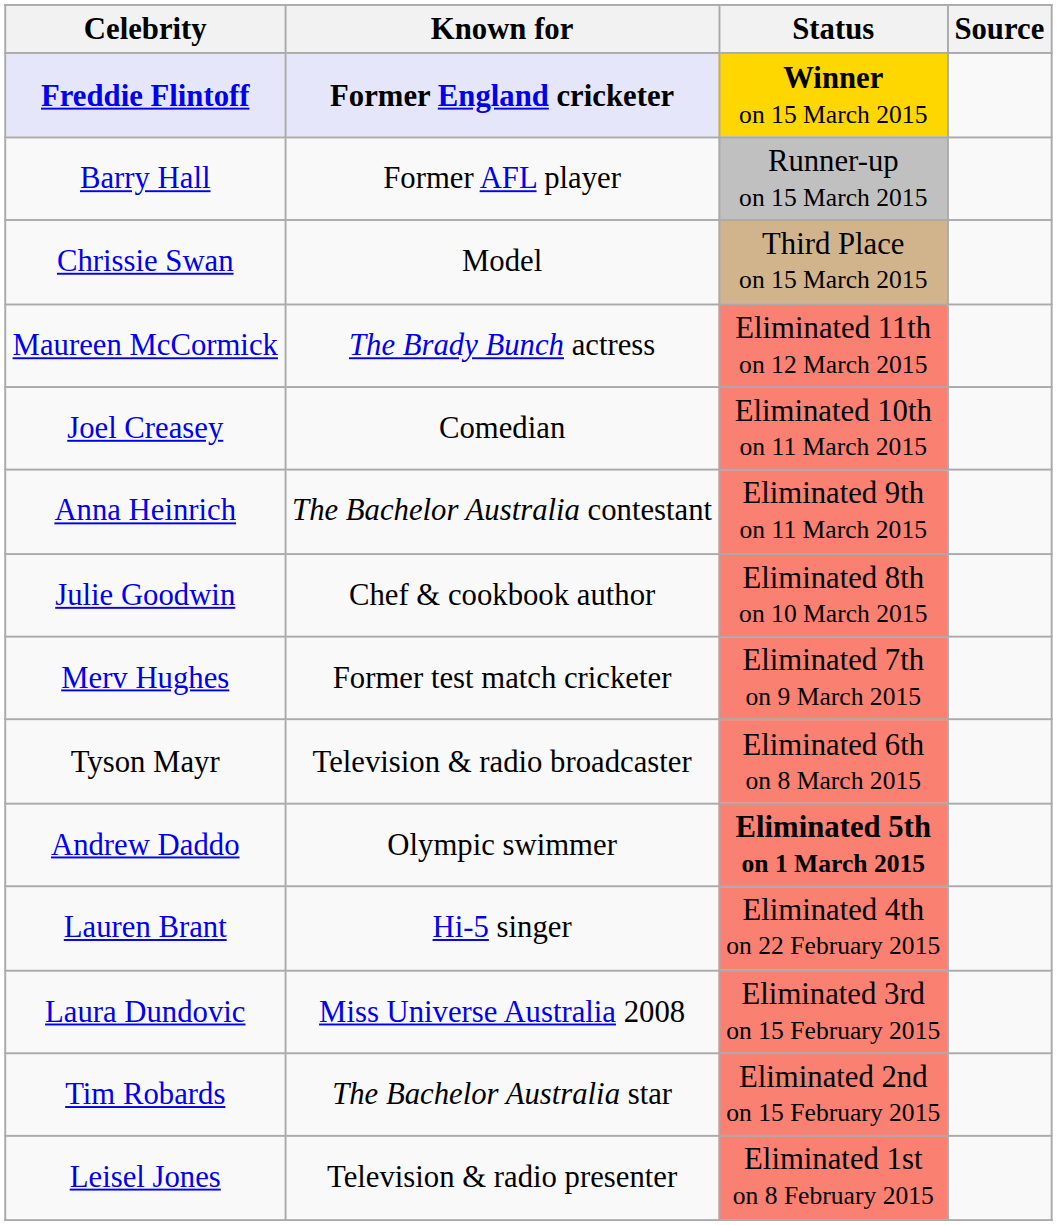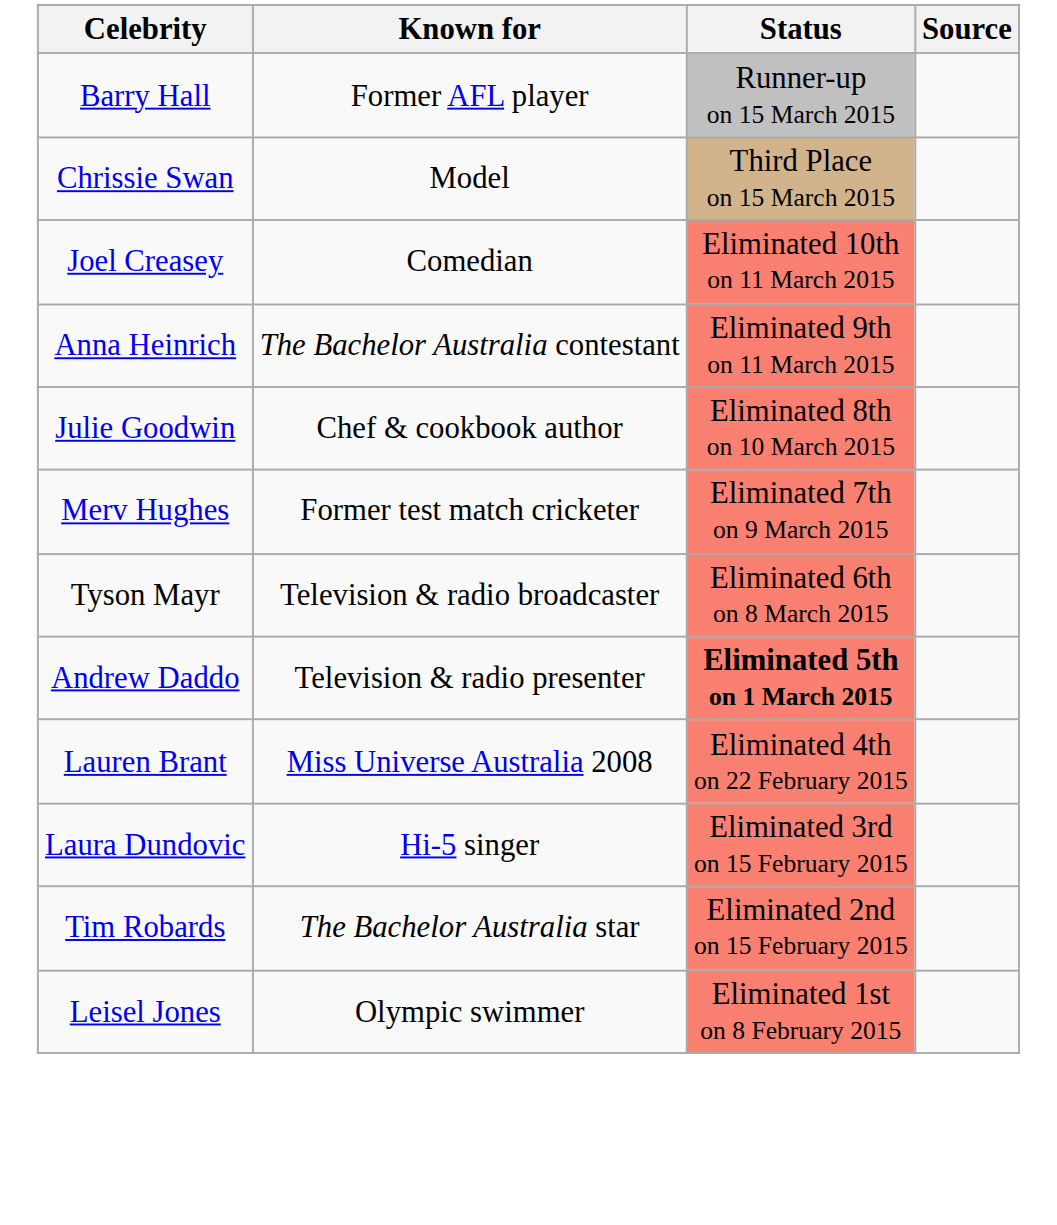- row: (145, 94)
- row: (145, 344)
(502, 844) Olympic swimmer -> (470, 677) Television & radio presenter
(502, 927) Hi-5 singer -> (470, 761) Miss Universe Australia 2008
(502, 1010) Miss Universe Australia 2008 -> (470, 844) Hi-5 singer
(502, 1177) Television & radio presenter -> (470, 1010) Olympic swimmer
